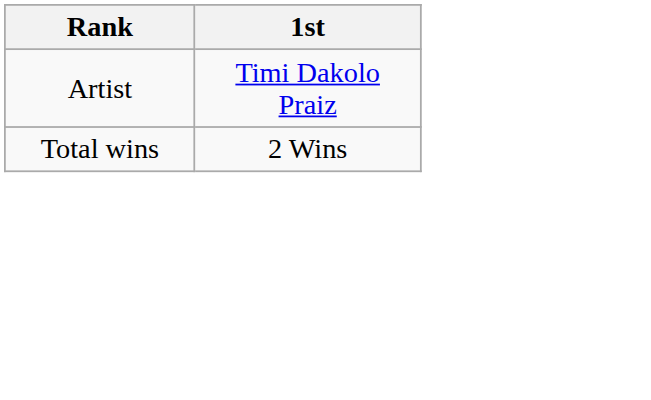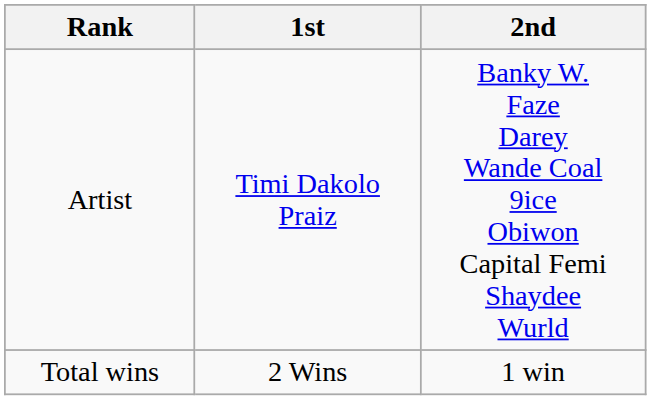+ column: (533, 26)
